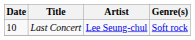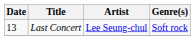(11, 27) 10 -> (11, 27) 13
